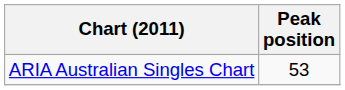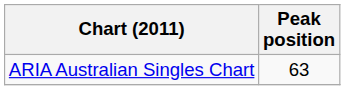(299, 69) 53 -> (299, 69) 63
